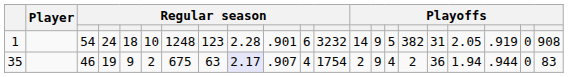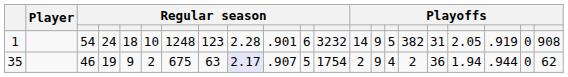(307, 62) 4 -> (307, 62) 5
(549, 62) 83 -> (549, 62) 62
